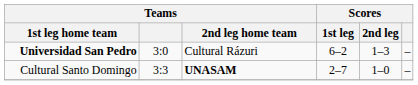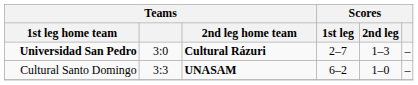(221, 51) normal -> (225, 51) bold
(338, 51) 6–2 -> (338, 51) 2–7
(338, 70) 2–7 -> (338, 70) 6–2
